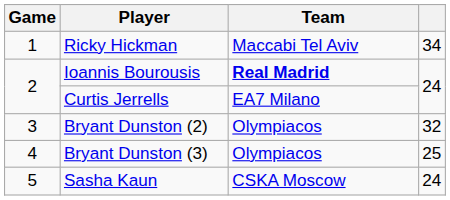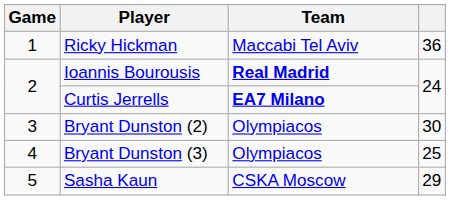(432, 45) 34 -> (432, 45) 36
(276, 99) normal -> (278, 99) bold
(432, 126) 32 -> (432, 126) 30
(432, 180) 24 -> (432, 180) 29
